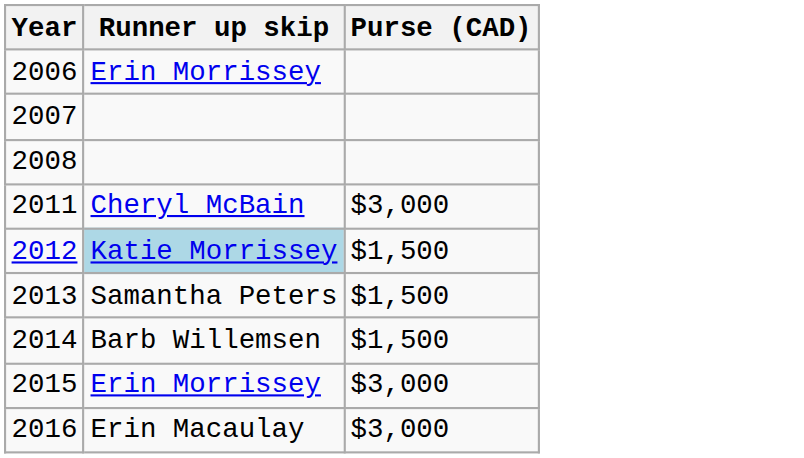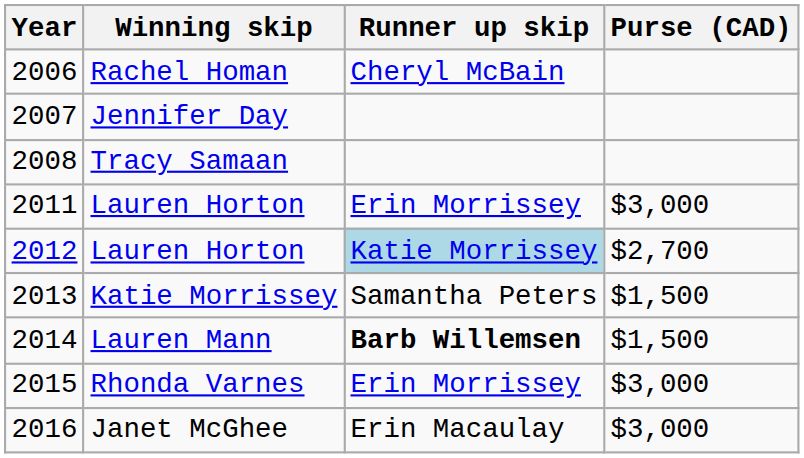+ column: (214, 27)
(206, 72) Erin Morrissey -> (458, 72) Cheryl McBain
(198, 206) Cheryl McBain -> (466, 206) Erin Morrissey
(400, 251) $1,500 -> (660, 251) $2,700
(206, 340) normal -> (466, 340) bold
